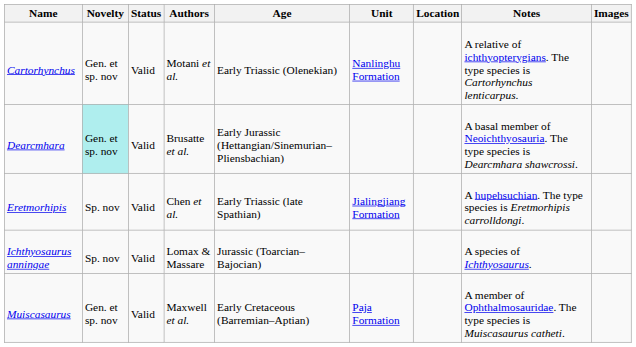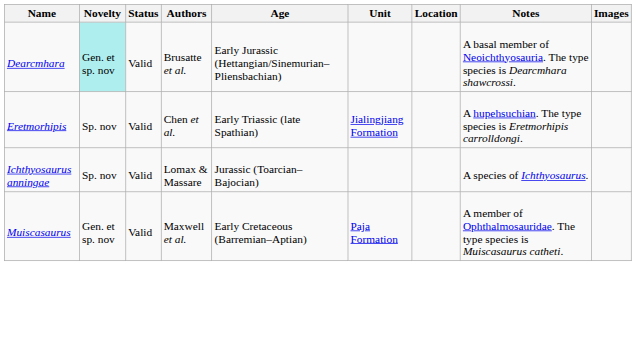- row: (41, 69)
